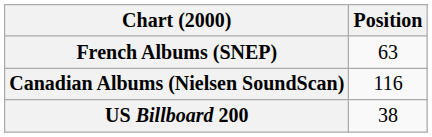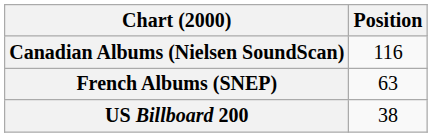rows swapped: (177, 83) <-> (177, 52)
